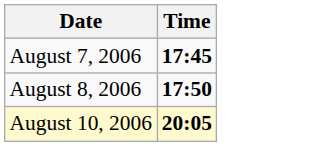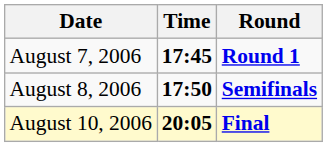+ column: (269, 21)
